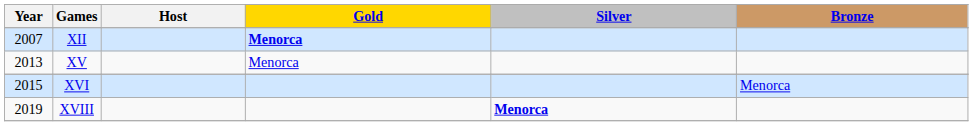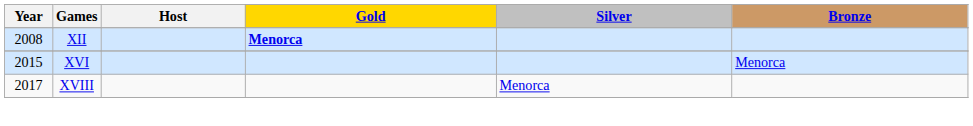(29, 39) 2007 -> (29, 39) 2008
- row: (77, 62)
(29, 109) 2019 -> (29, 86) 2017
(521, 109) bold -> (525, 86) normal
